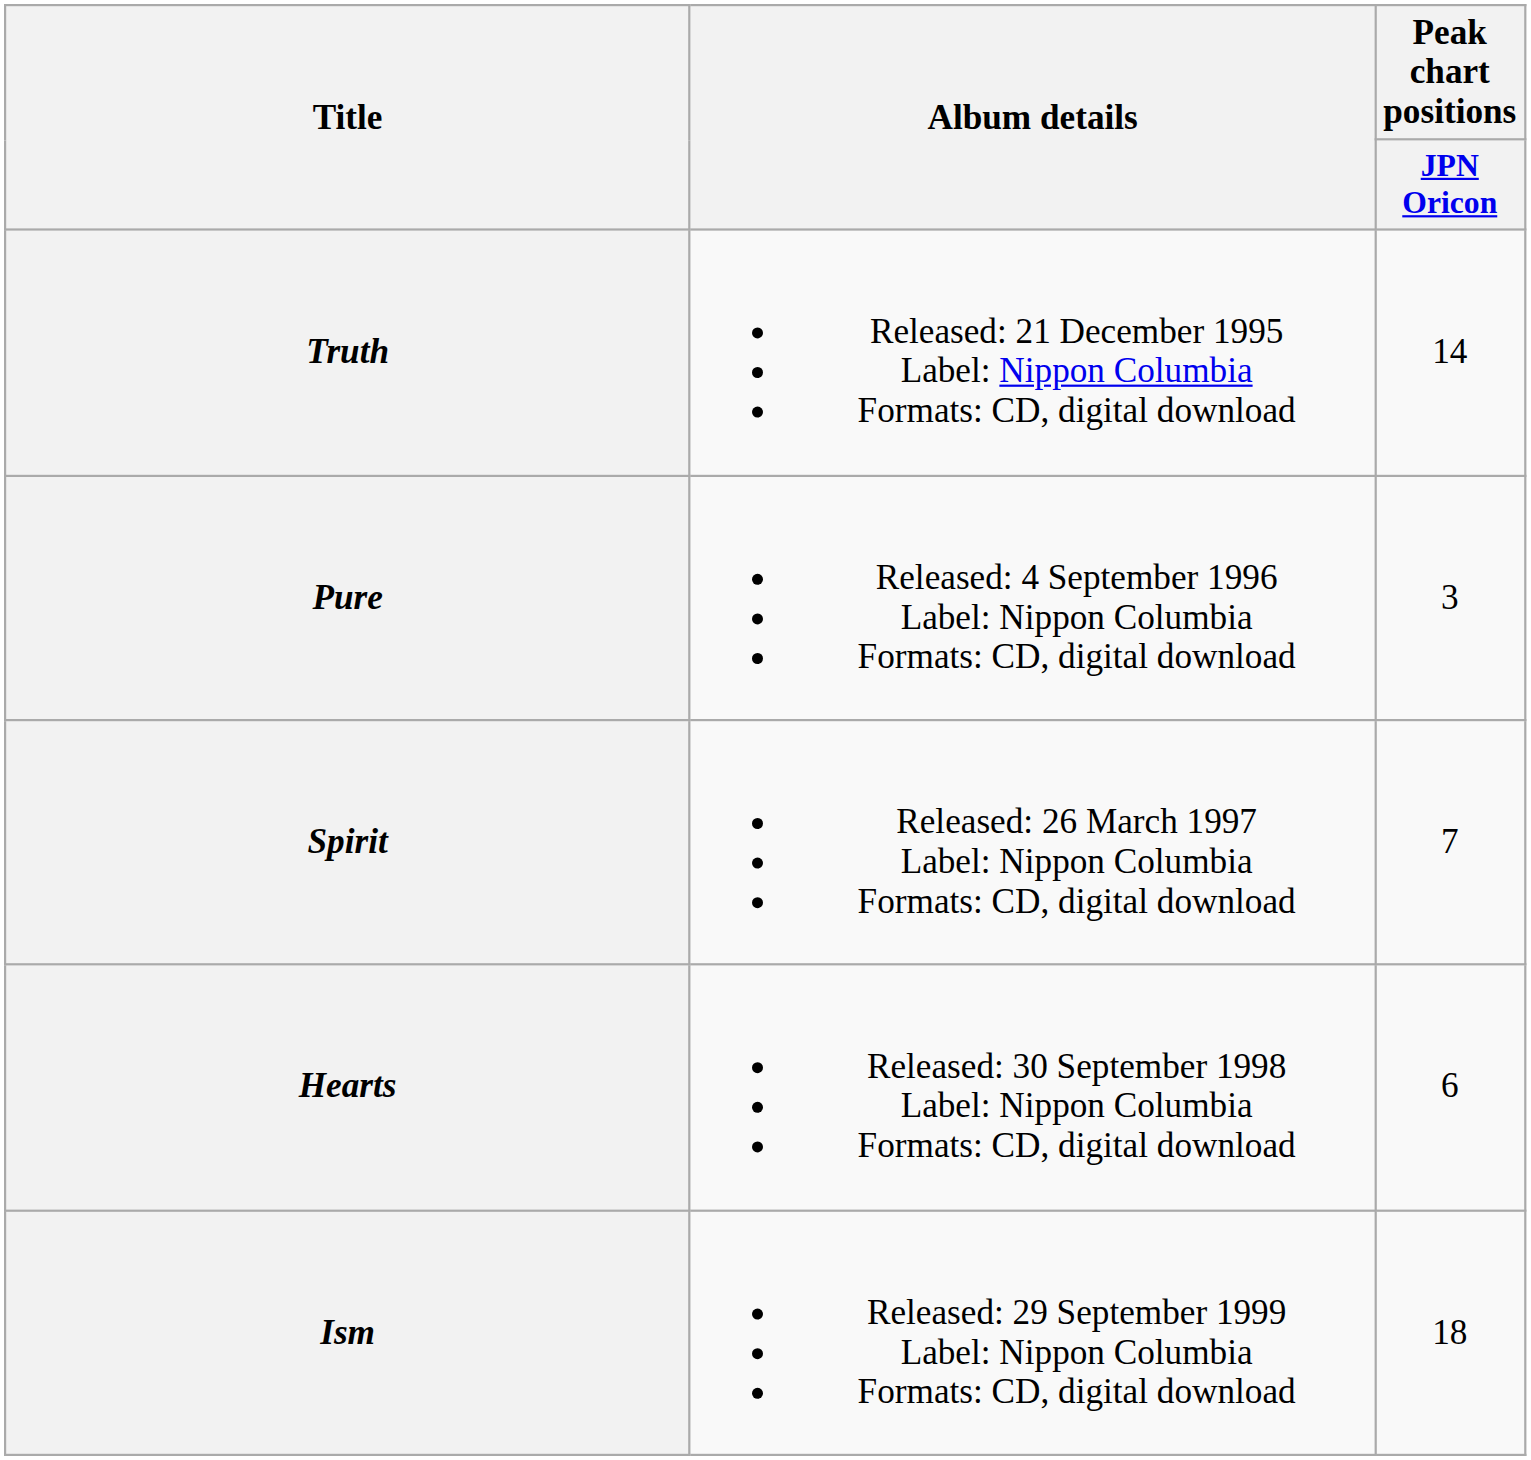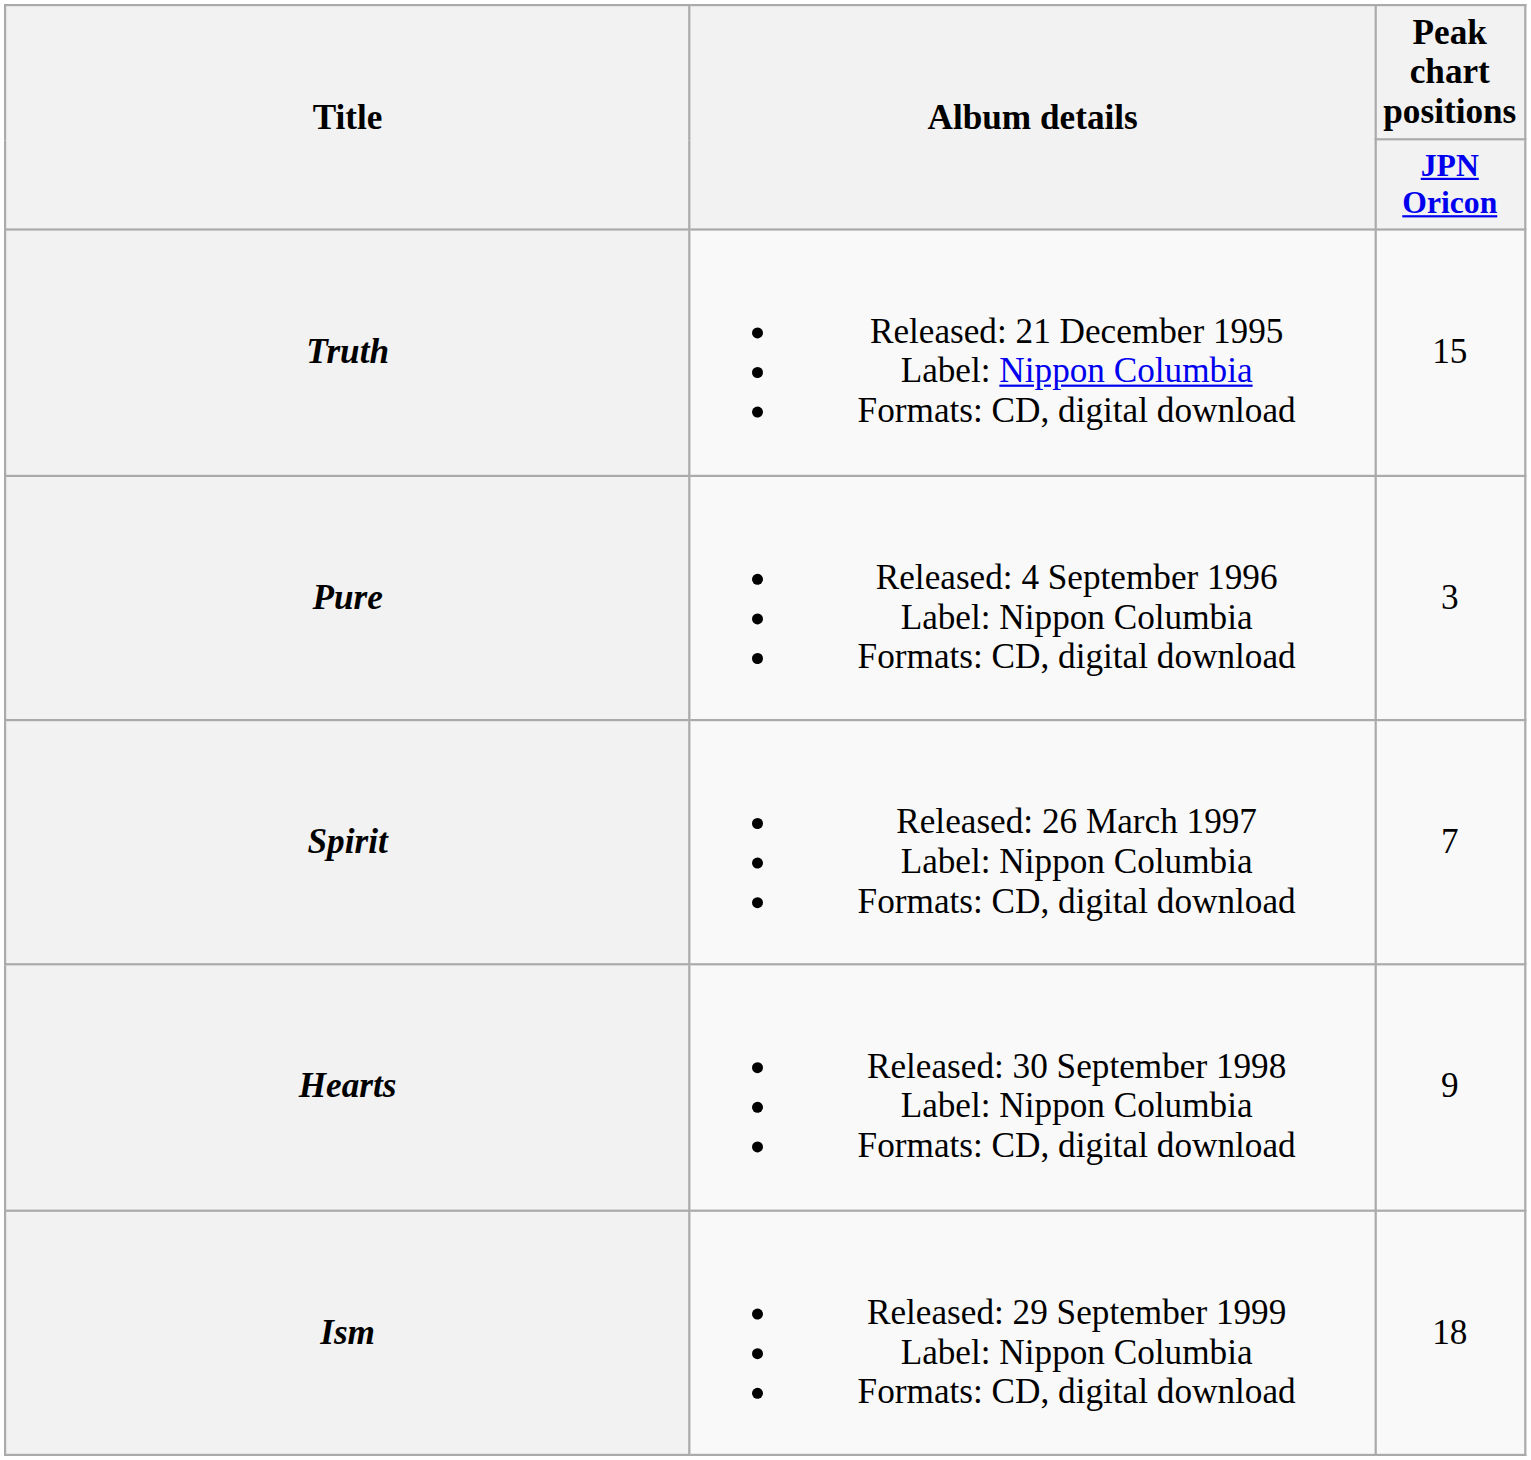(1450, 351) 14 -> (1450, 351) 15
(1450, 1086) 6 -> (1450, 1086) 9
